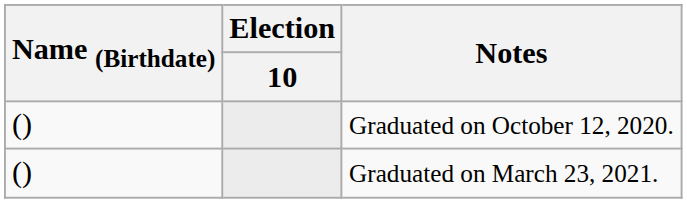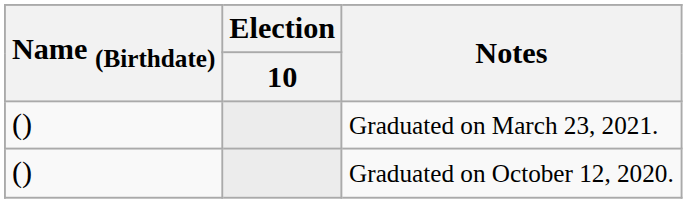rows swapped: (511, 126) <-> (504, 174)
